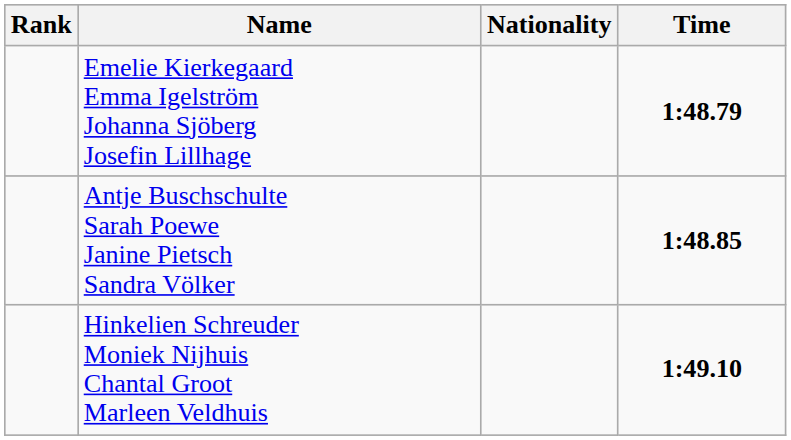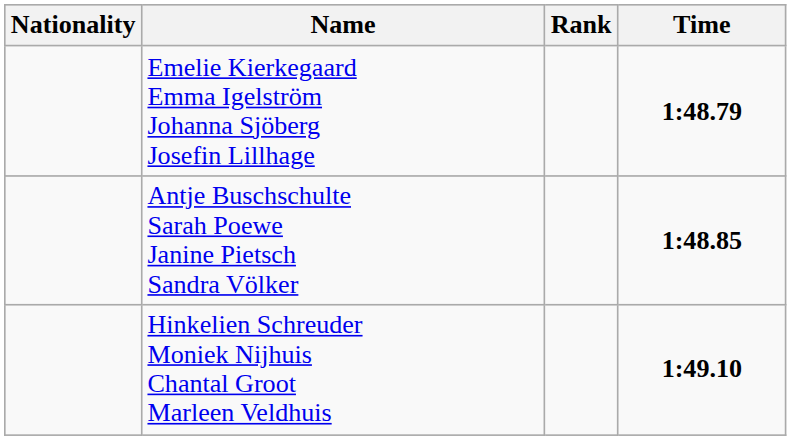columns swapped: (41, 25) <-> (549, 25)
